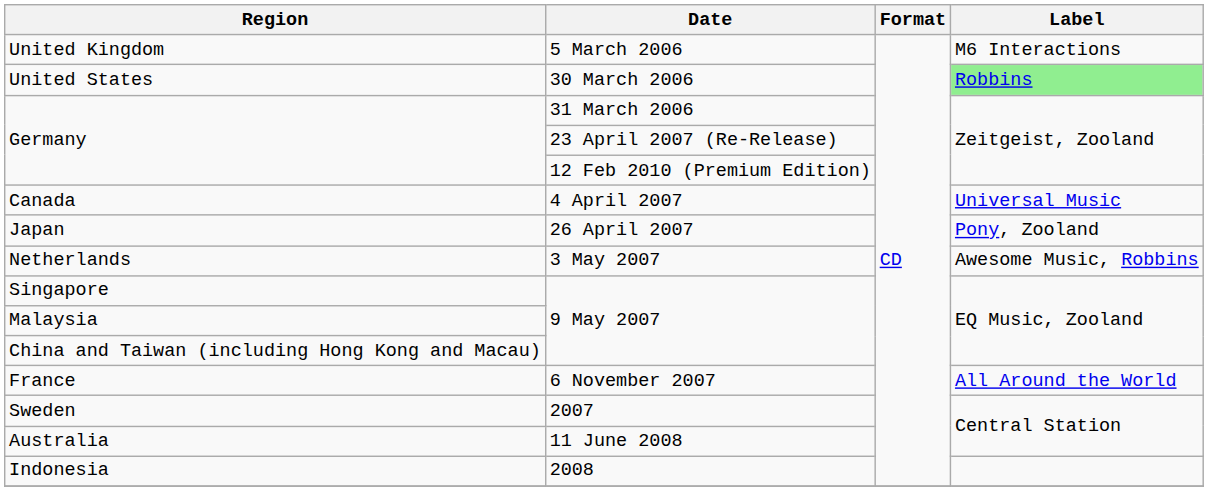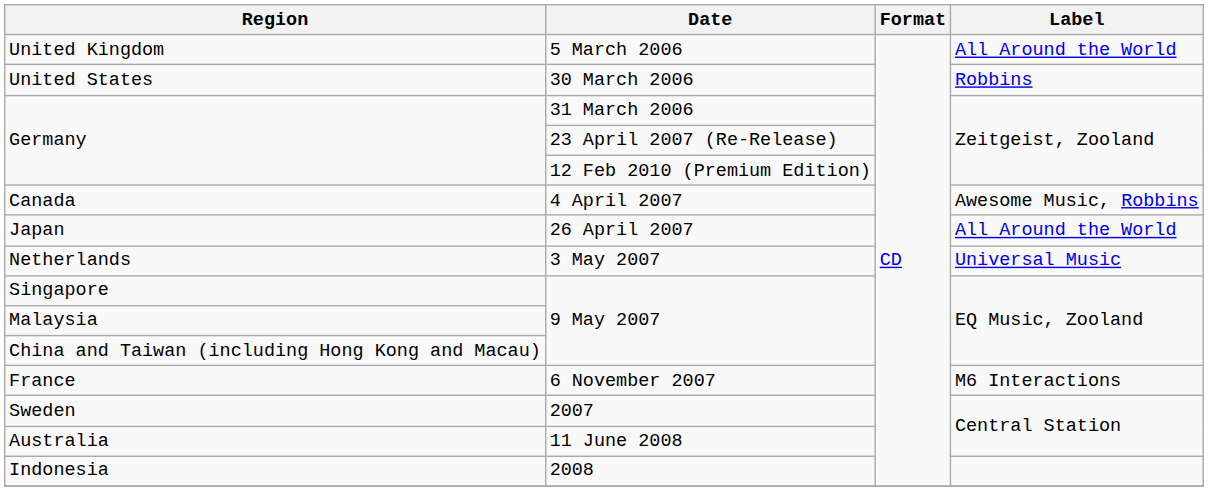(1038, 50) M6 Interactions -> (1066, 50) All Around the World
(994, 80) lightgreen background -> (994, 80) no background
(1038, 200) Universal Music -> (1077, 200) Awesome Music, Robbins
(1027, 230) Pony, Zooland -> (1066, 230) All Around the World
(1077, 260) Awesome Music, Robbins -> (1038, 260) Universal Music
(1066, 381) All Around the World -> (1038, 381) M6 Interactions
